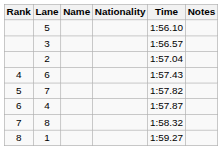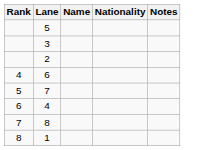- column: (167, 12)
